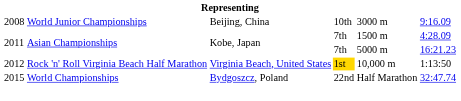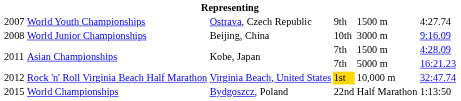+ row: (14, 21)
(436, 64) 1:13:50 -> (438, 78) 32:47.74
(438, 78) 32:47.74 -> (436, 92) 1:13:50
